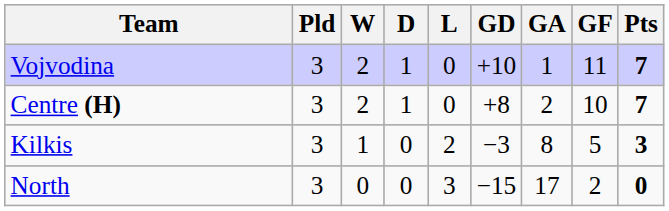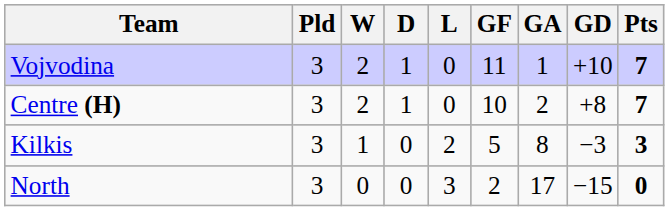columns swapped: (595, 24) <-> (496, 24)
